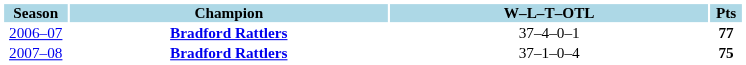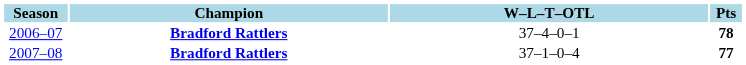(726, 33) 77 -> (726, 33) 78
(726, 53) 75 -> (726, 53) 77
